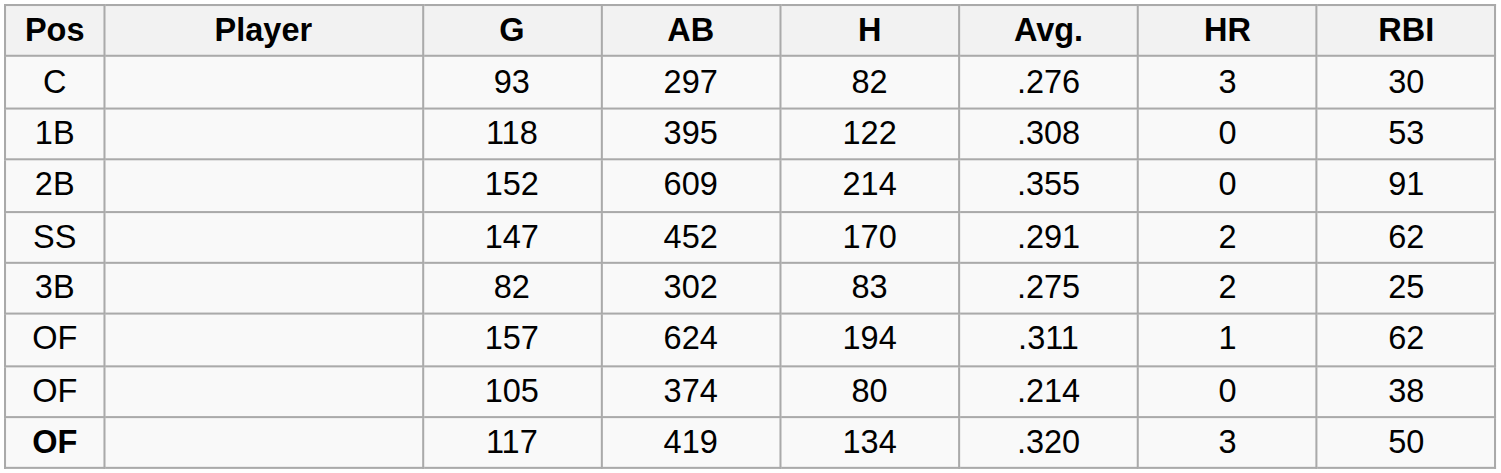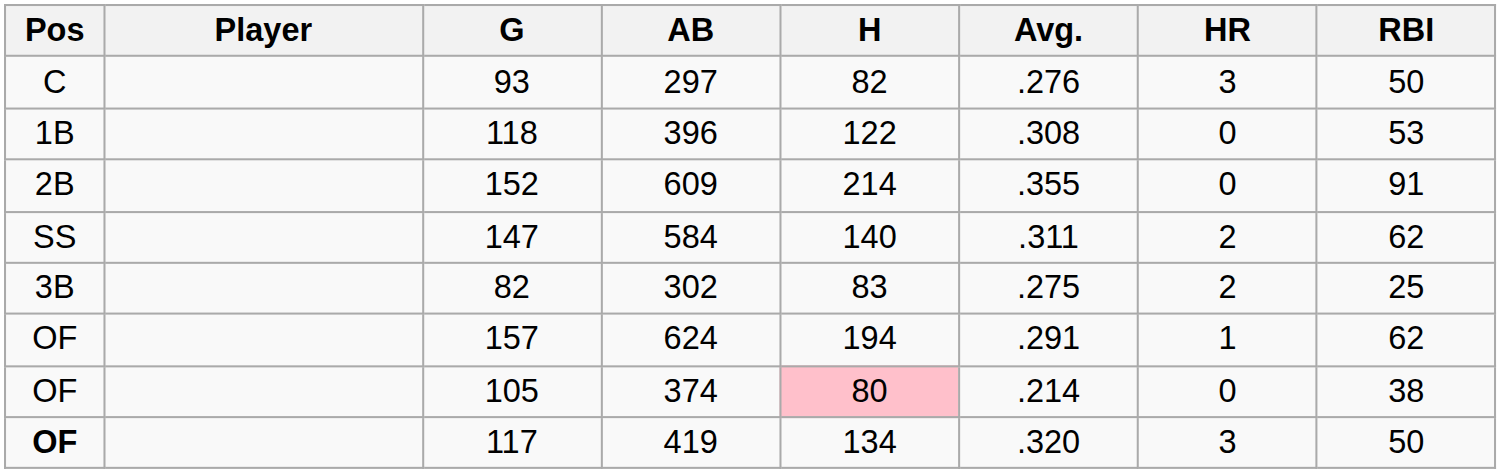(1406, 81) 30 -> (1406, 81) 50
(691, 133) 395 -> (691, 133) 396
(691, 236) 452 -> (691, 236) 584
(870, 236) 170 -> (870, 236) 140
(1049, 236) .291 -> (1049, 236) .311
(1049, 339) .311 -> (1049, 339) .291
(870, 390) no background -> (870, 390) pink background
